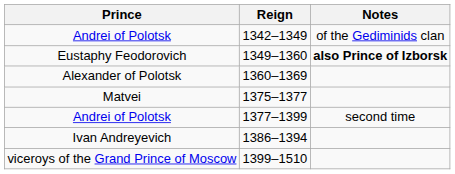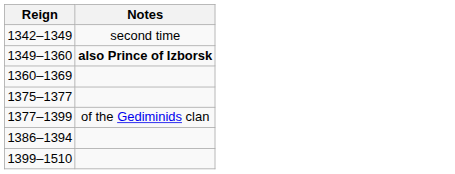- column: (122, 14)
(380, 35) of the Gediminids clan -> (145, 35) second time
(380, 117) second time -> (145, 117) of the Gediminids clan
